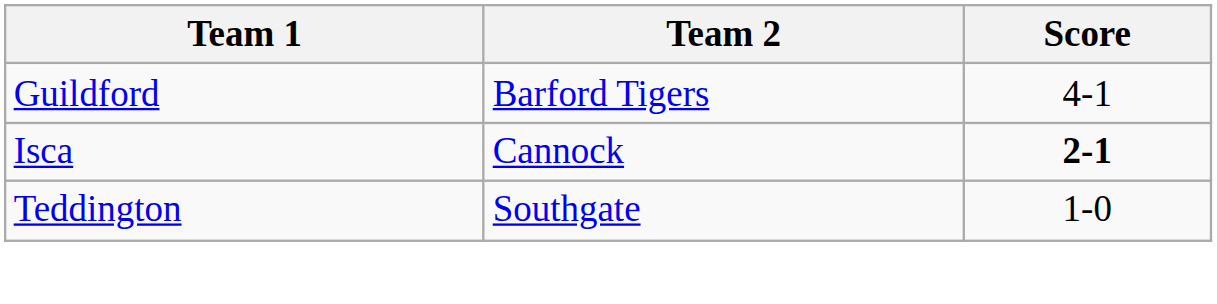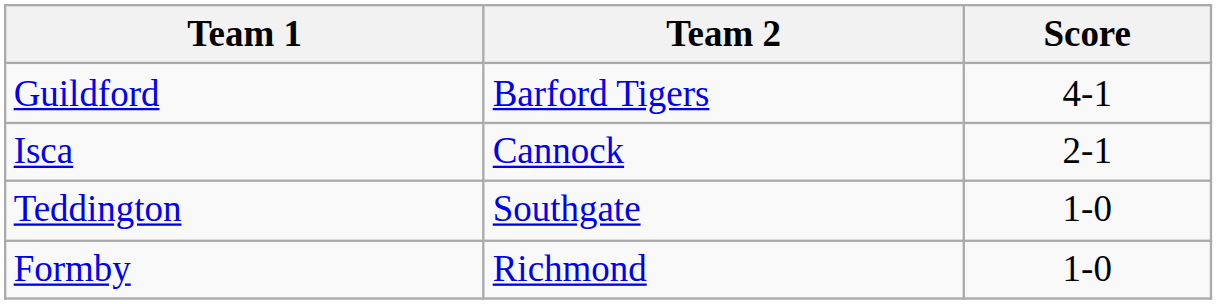(1087, 151) bold -> (1087, 151) normal
+ row: (72, 268)
